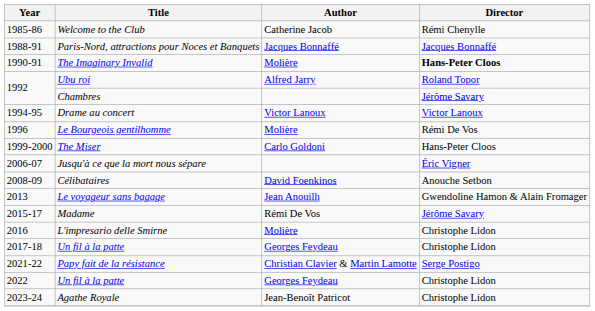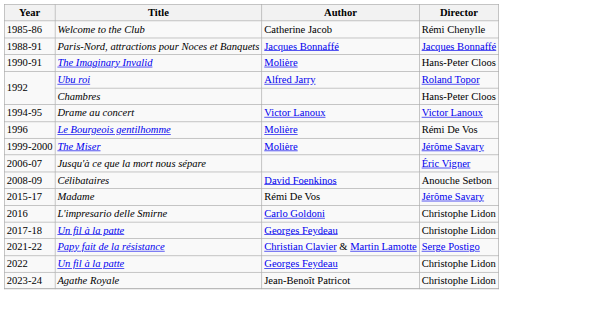(461, 63) bold -> (459, 63) normal
(453, 96) Jérôme Savary -> (459, 96) Hans-Peter Cloos
(295, 146) Carlo Goldoni -> (281, 146) Molière
(459, 146) Hans-Peter Cloos -> (453, 146) Jérôme Savary
- row: (17, 197)
(281, 230) Molière -> (295, 213) Carlo Goldoni
